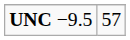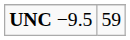(111, 20) 57 -> (111, 20) 59
